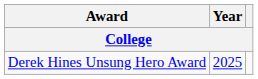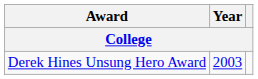(228, 62) 2025 -> (228, 62) 2003
